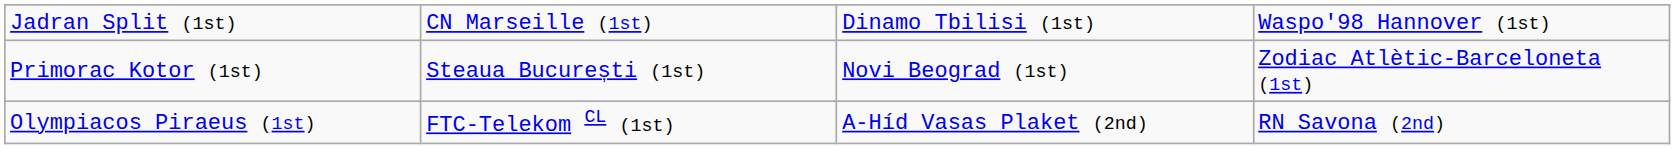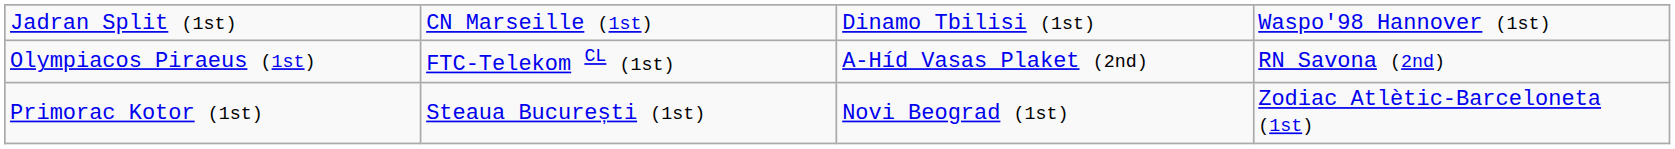rows swapped: (163, 123) <-> (136, 71)
